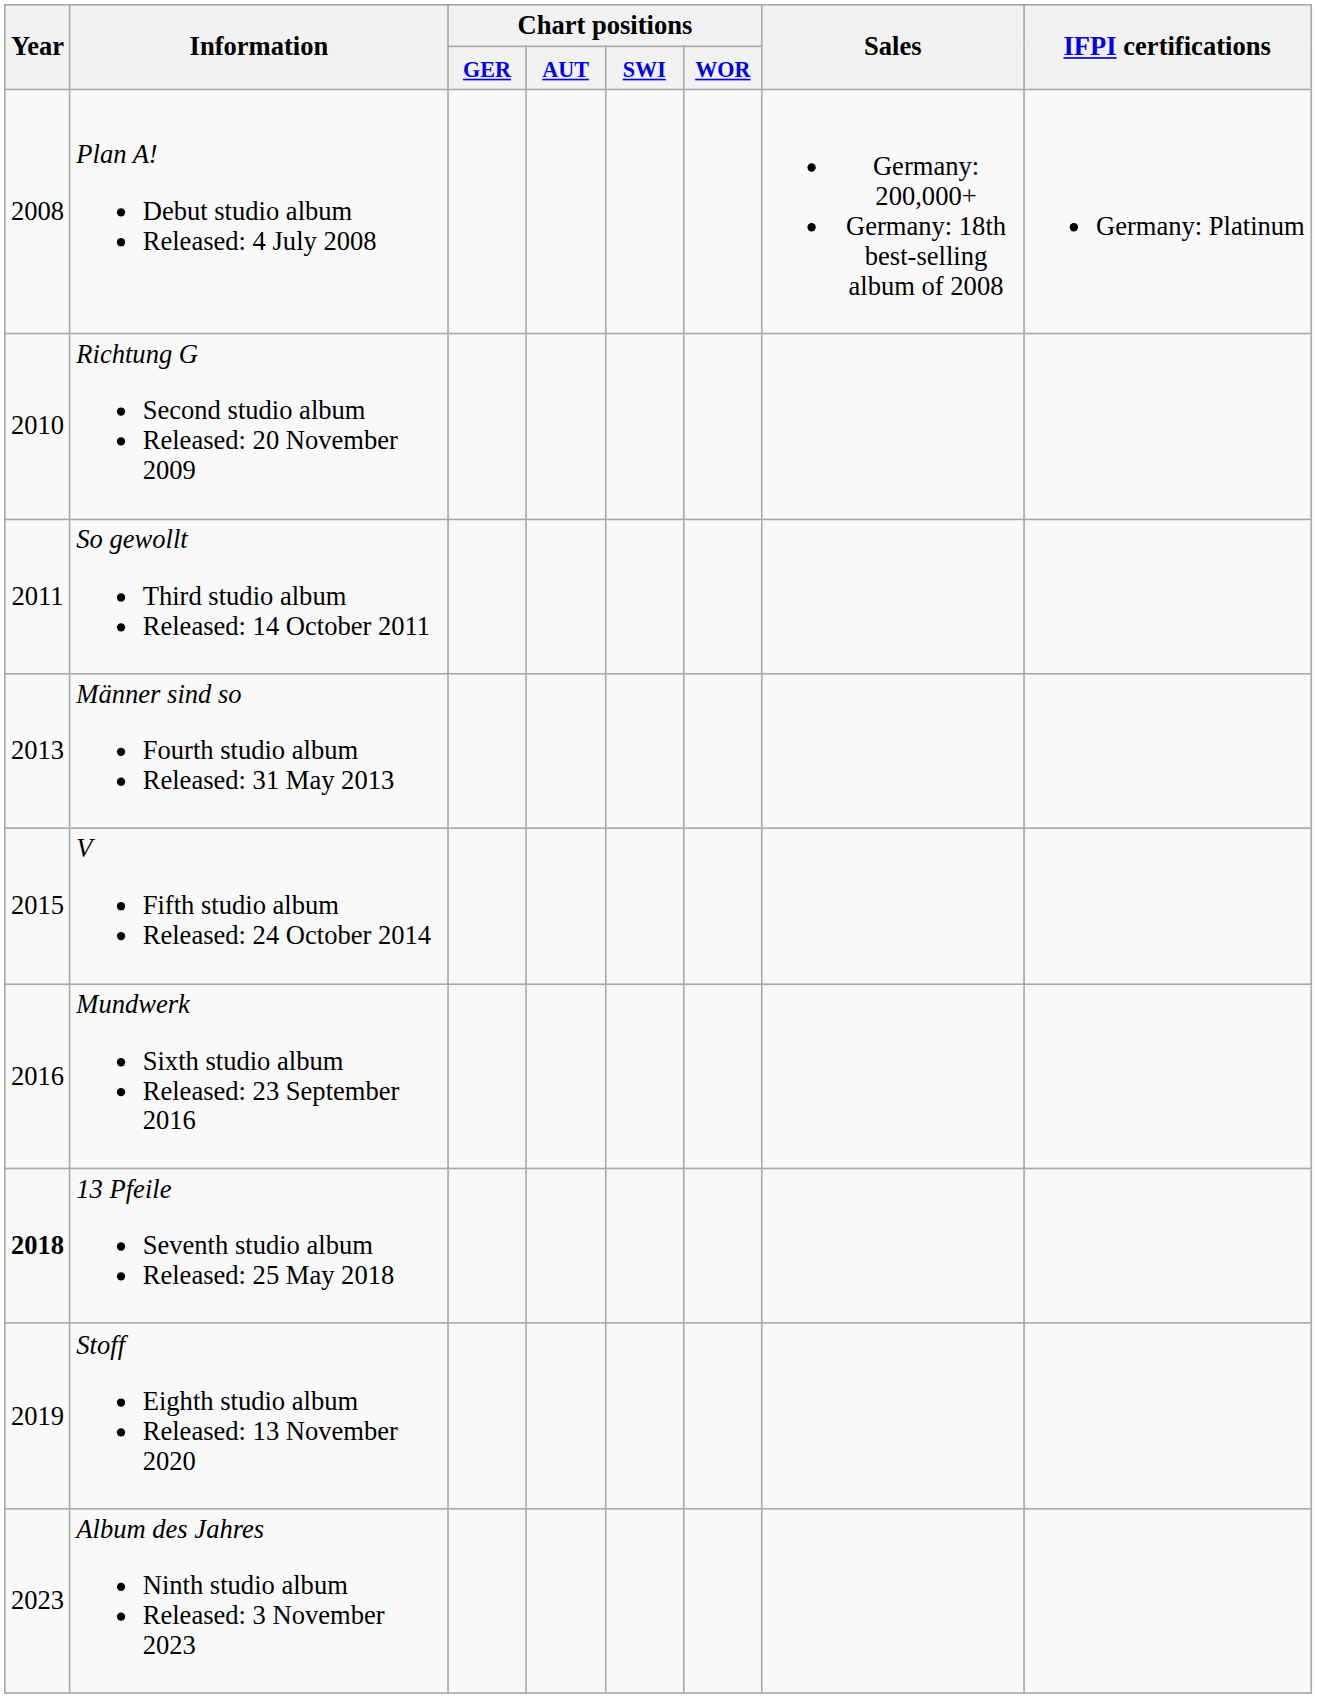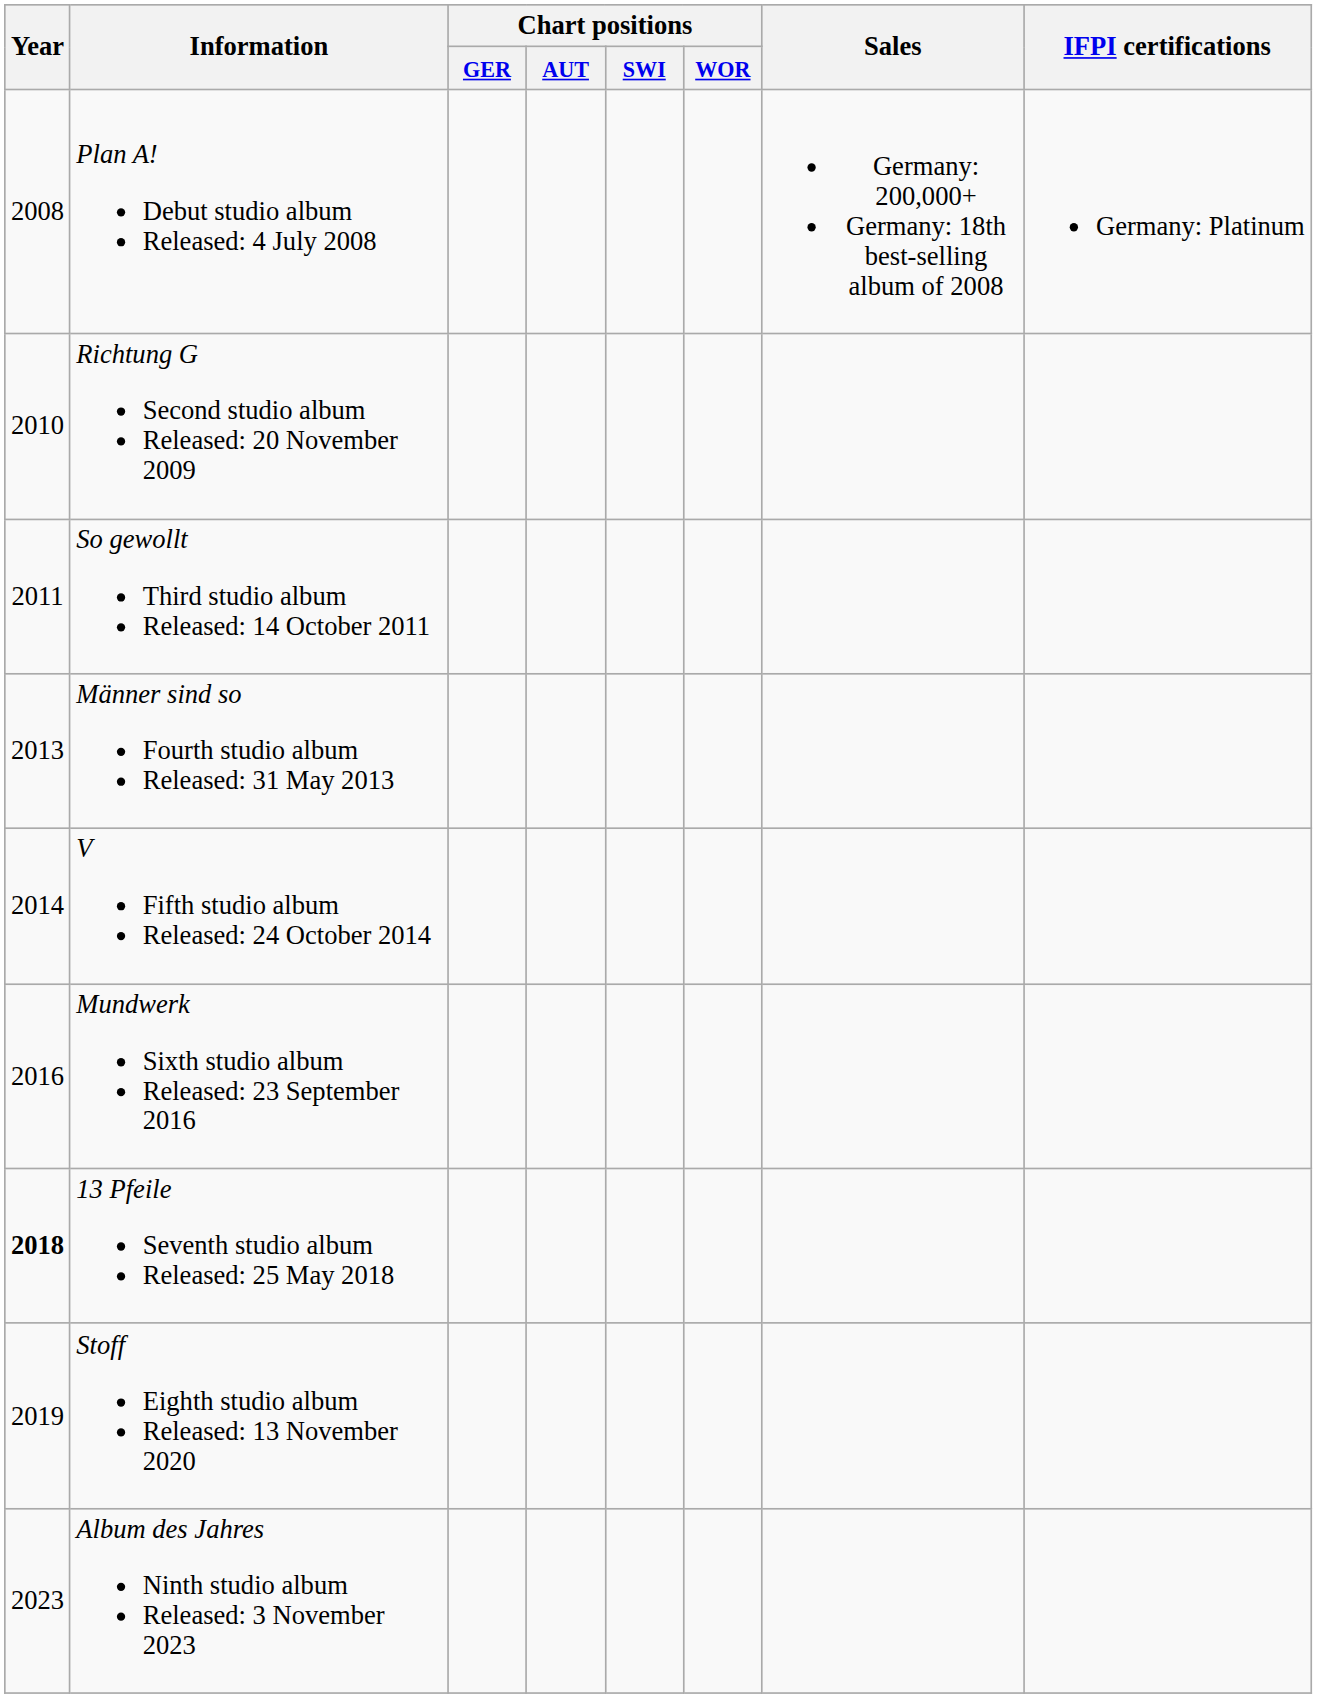(38, 905) 2015 -> (38, 905) 2014
